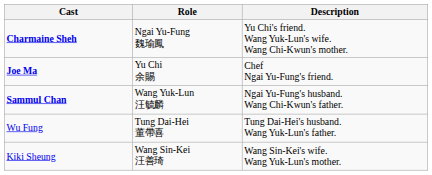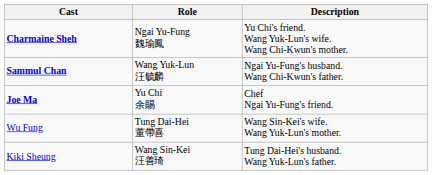rows swapped: (22, 71) <-> (37, 99)
(293, 128) Tung Dai-Hei's husband. Wang Yuk-Lun's father. -> (293, 128) Wang Sin-Kei's wife. Wang Yuk-Lun's mother.
(293, 156) Wang Sin-Kei's wife. Wang Yuk-Lun's mother. -> (293, 156) Tung Dai-Hei's husband. Wang Yuk-Lun's father.
